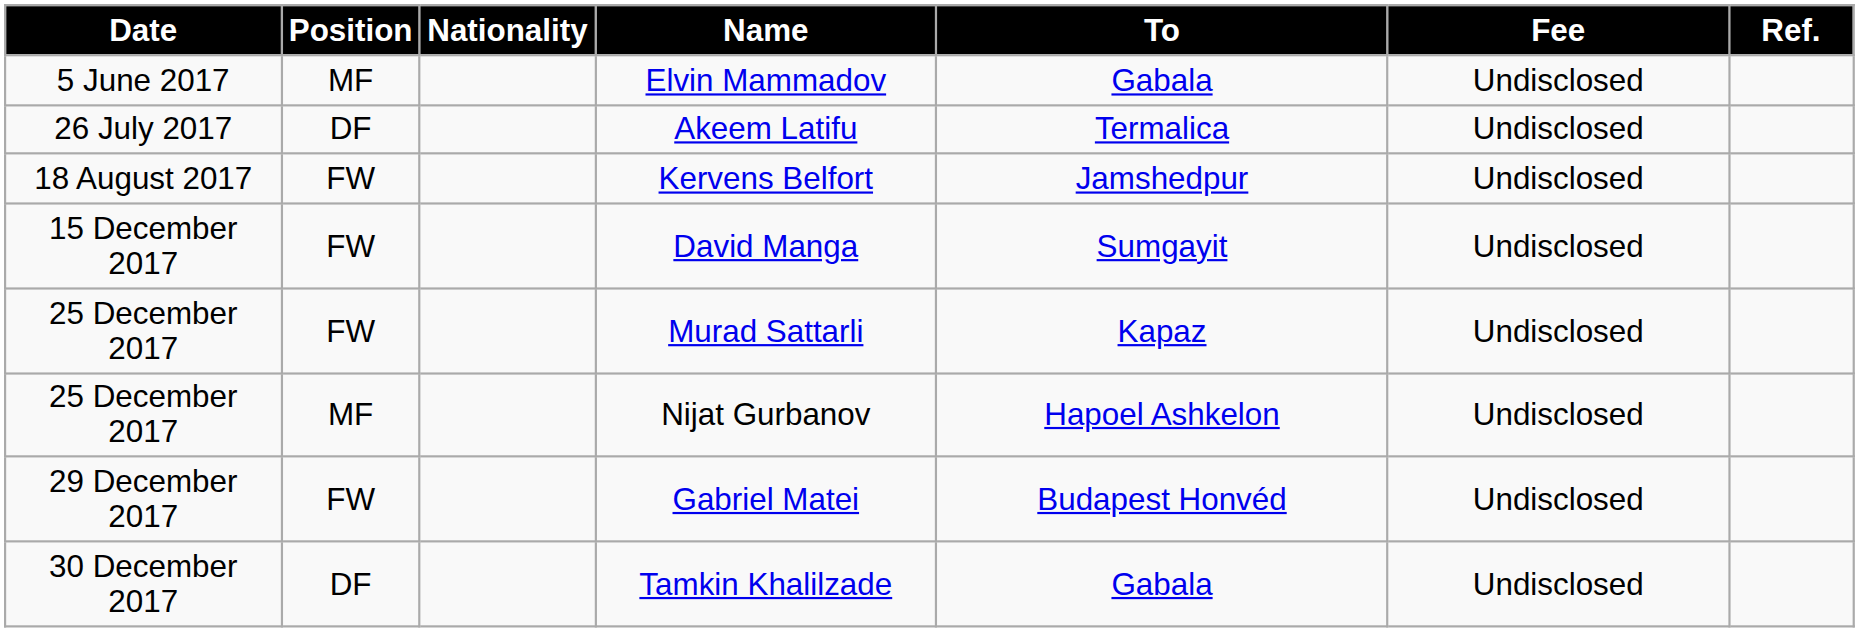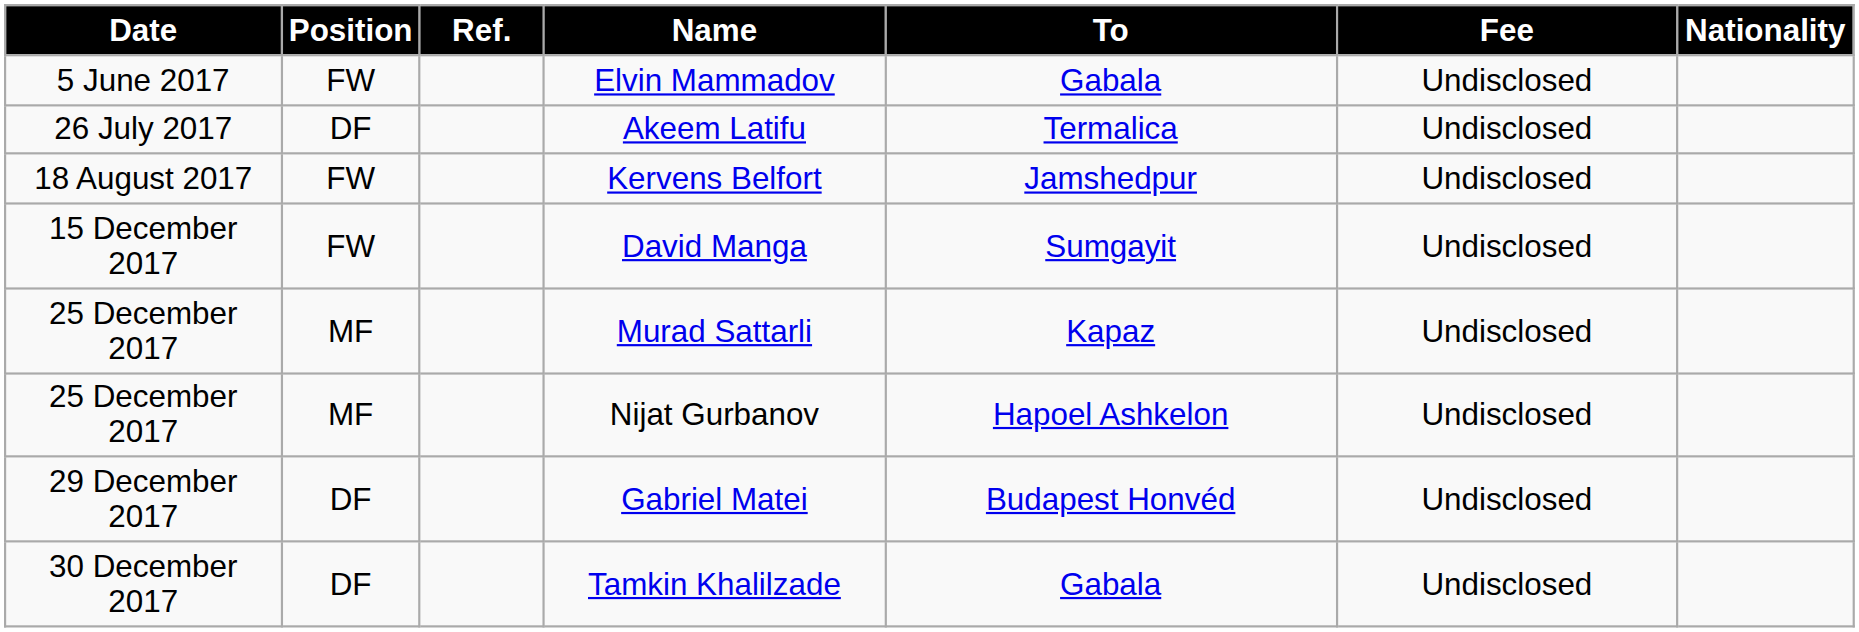columns swapped: (507, 30) <-> (1791, 30)
(351, 80) MF -> (351, 80) FW
(351, 331) FW -> (351, 331) MF
(351, 500) FW -> (351, 500) DF
